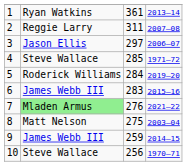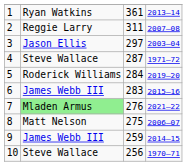(164, 44) 2006–07 -> (164, 44) 2003–04
(135, 59) 285 -> (135, 59) 287
(164, 122) 2003–04 -> (164, 122) 2006–07
